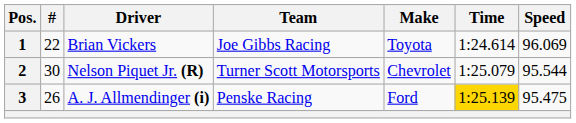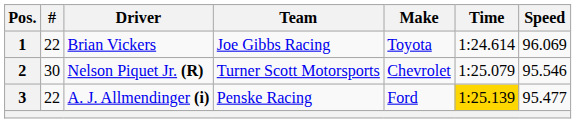(545, 71) 95.544 -> (545, 71) 95.546
(52, 97) 26 -> (52, 97) 22
(545, 97) 95.475 -> (545, 97) 95.477
